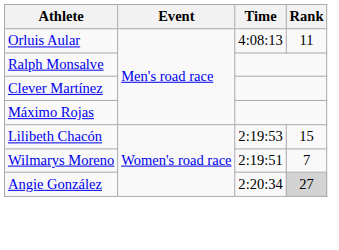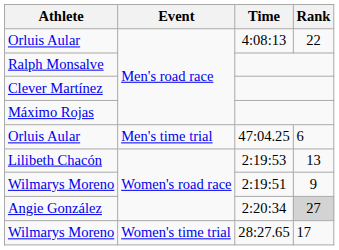(307, 40) 11 -> (313, 40) 22
+ row: (44, 136)
(307, 136) 15 -> (313, 160) 13
(307, 160) 7 -> (313, 184) 9
+ row: (61, 232)
